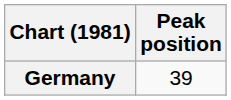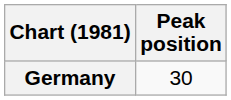(181, 77) 39 -> (181, 77) 30
